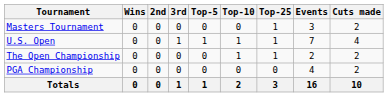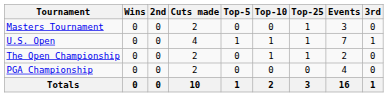columns swapped: (179, 12) <-> (357, 12)
